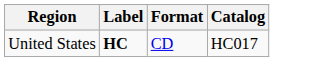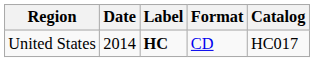+ column: (120, 17)
